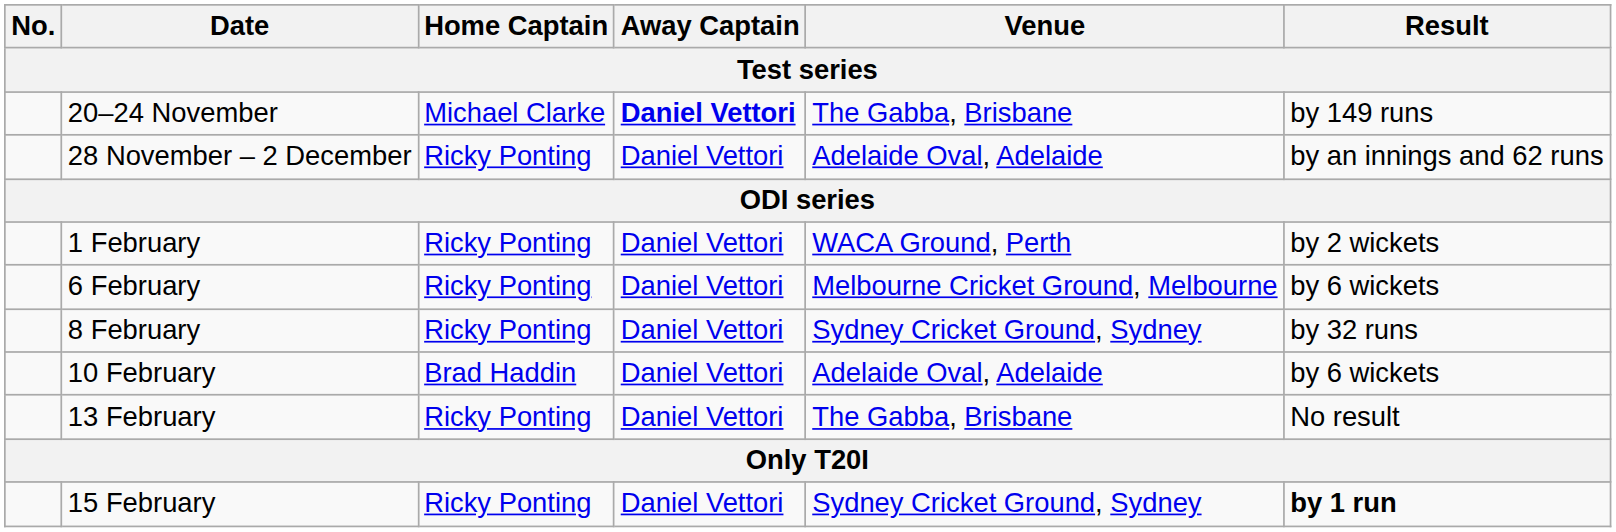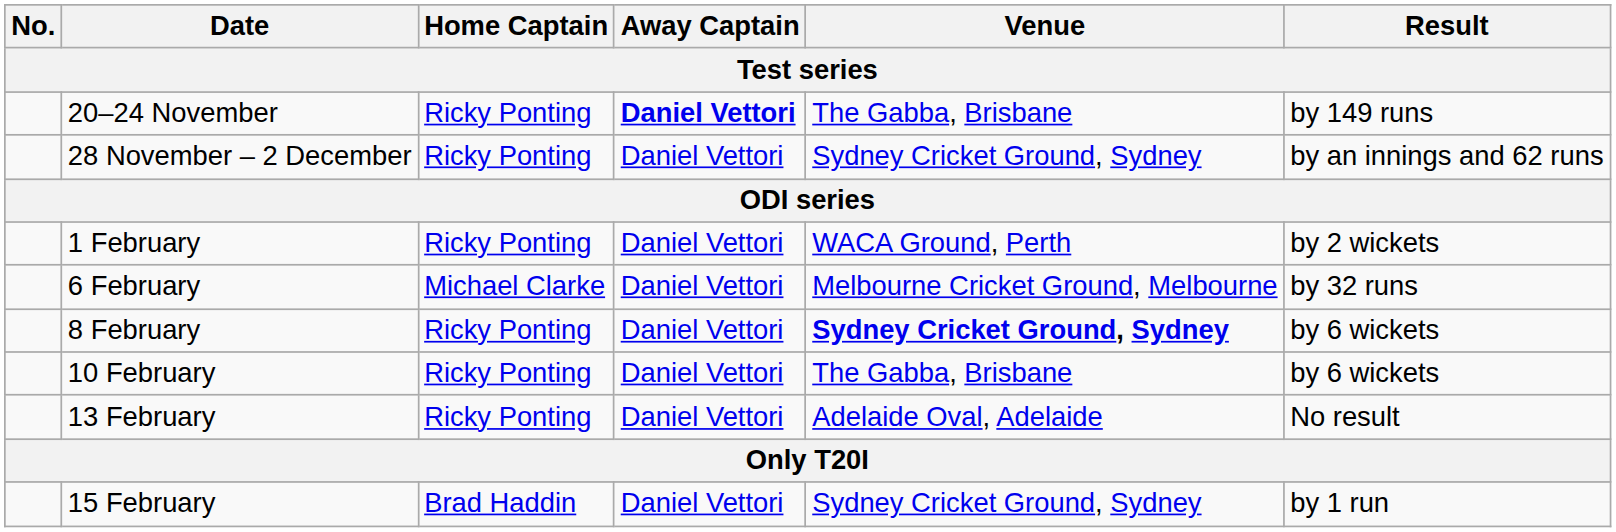(515, 112) Michael Clarke -> (508, 112) Ricky Ponting
(958, 156) Adelaide Oval, Adelaide -> (1007, 156) Sydney Cricket Ground, Sydney
(508, 286) Ricky Ponting -> (515, 286) Michael Clarke
(1365, 286) by 6 wickets -> (1354, 286) by 32 runs
(1007, 329) normal -> (1021, 329) bold
(1354, 329) by 32 runs -> (1365, 329) by 6 wickets
(500, 373) Brad Haddin -> (508, 373) Ricky Ponting
(958, 373) Adelaide Oval, Adelaide -> (942, 373) The Gabba, Brisbane
(942, 416) The Gabba, Brisbane -> (958, 416) Adelaide Oval, Adelaide
(508, 503) Ricky Ponting -> (500, 503) Brad Haddin
(1343, 503) bold -> (1340, 503) normal
